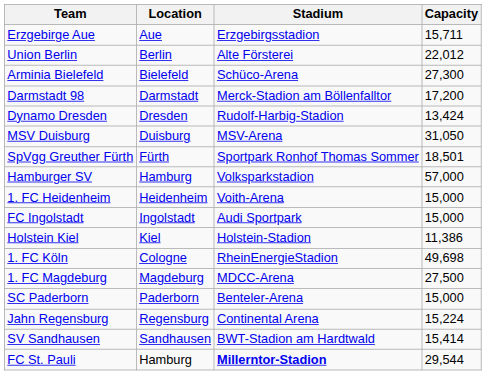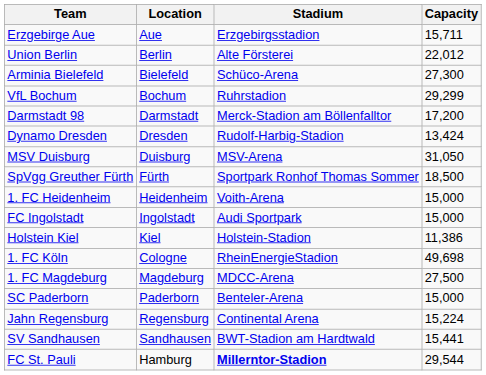+ row: (42, 95)
(444, 156) 18,501 -> (444, 177) 18,500
- row: (50, 177)
(444, 339) 15,414 -> (444, 339) 15,441
